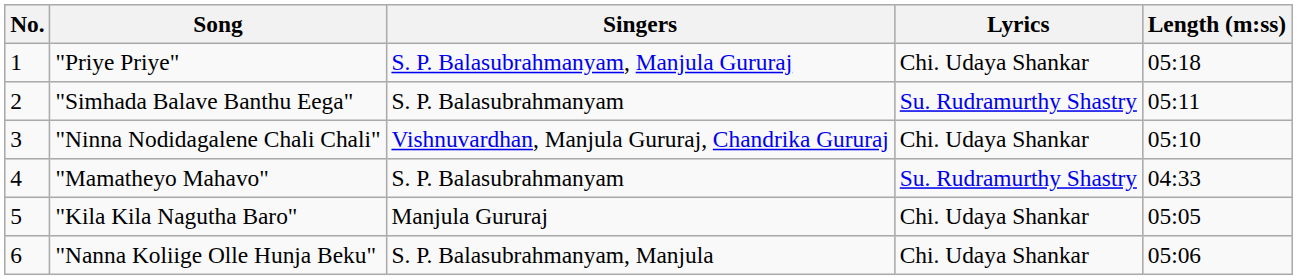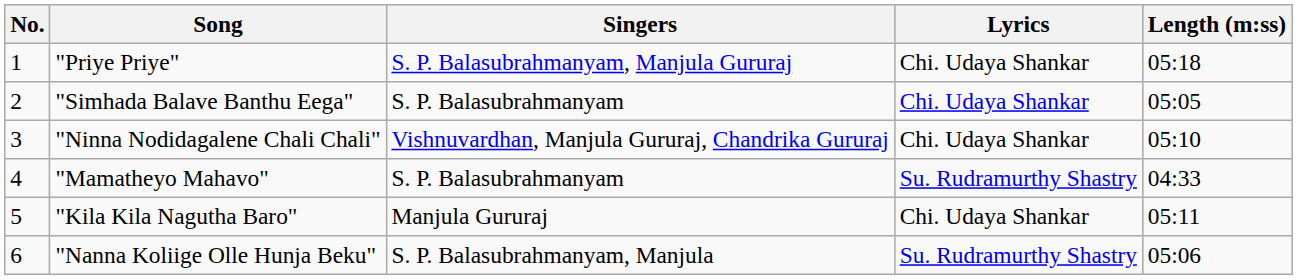(1018, 101) Su. Rudramurthy Shastry -> (994, 101) Chi. Udaya Shankar
(1174, 101) 05:11 -> (1174, 101) 05:05
(1174, 216) 05:05 -> (1174, 216) 05:11
(994, 255) Chi. Udaya Shankar -> (1018, 255) Su. Rudramurthy Shastry
